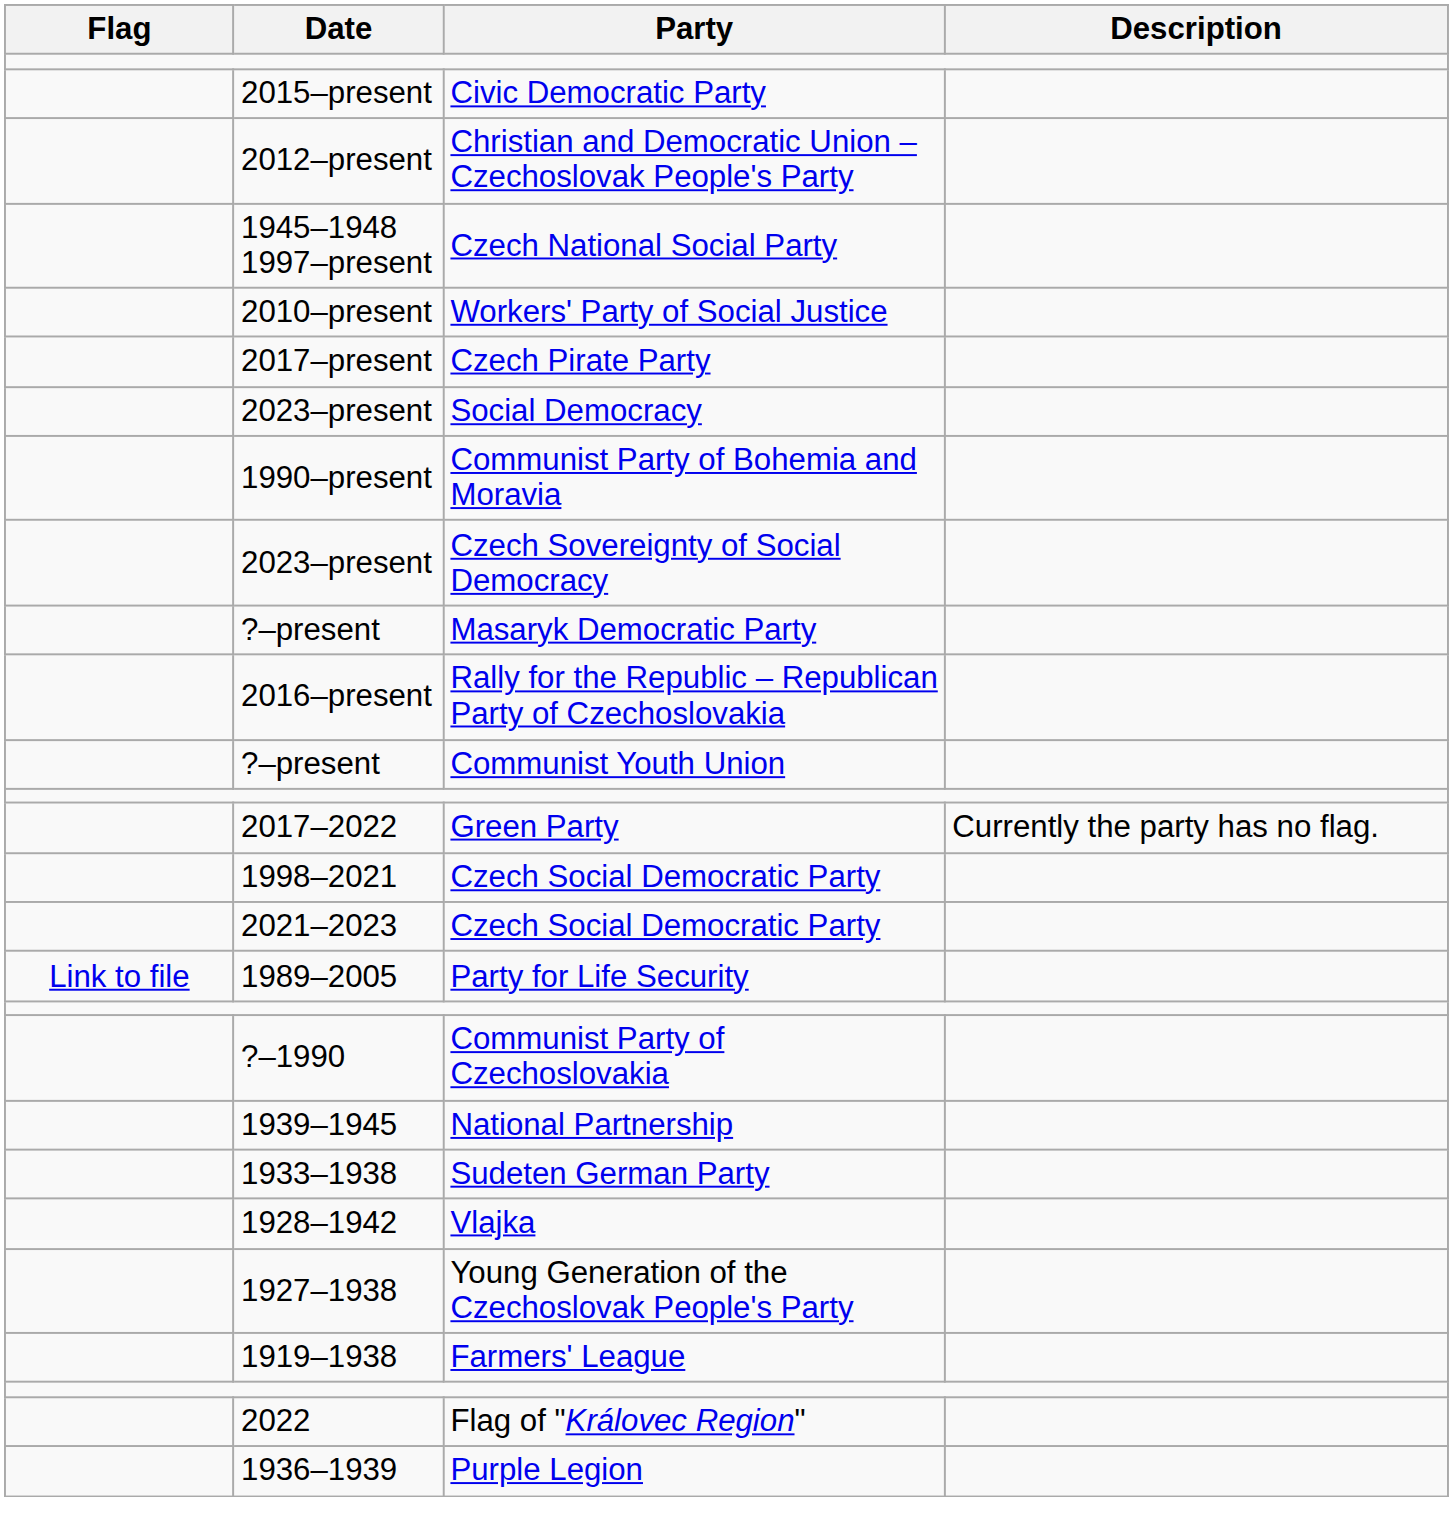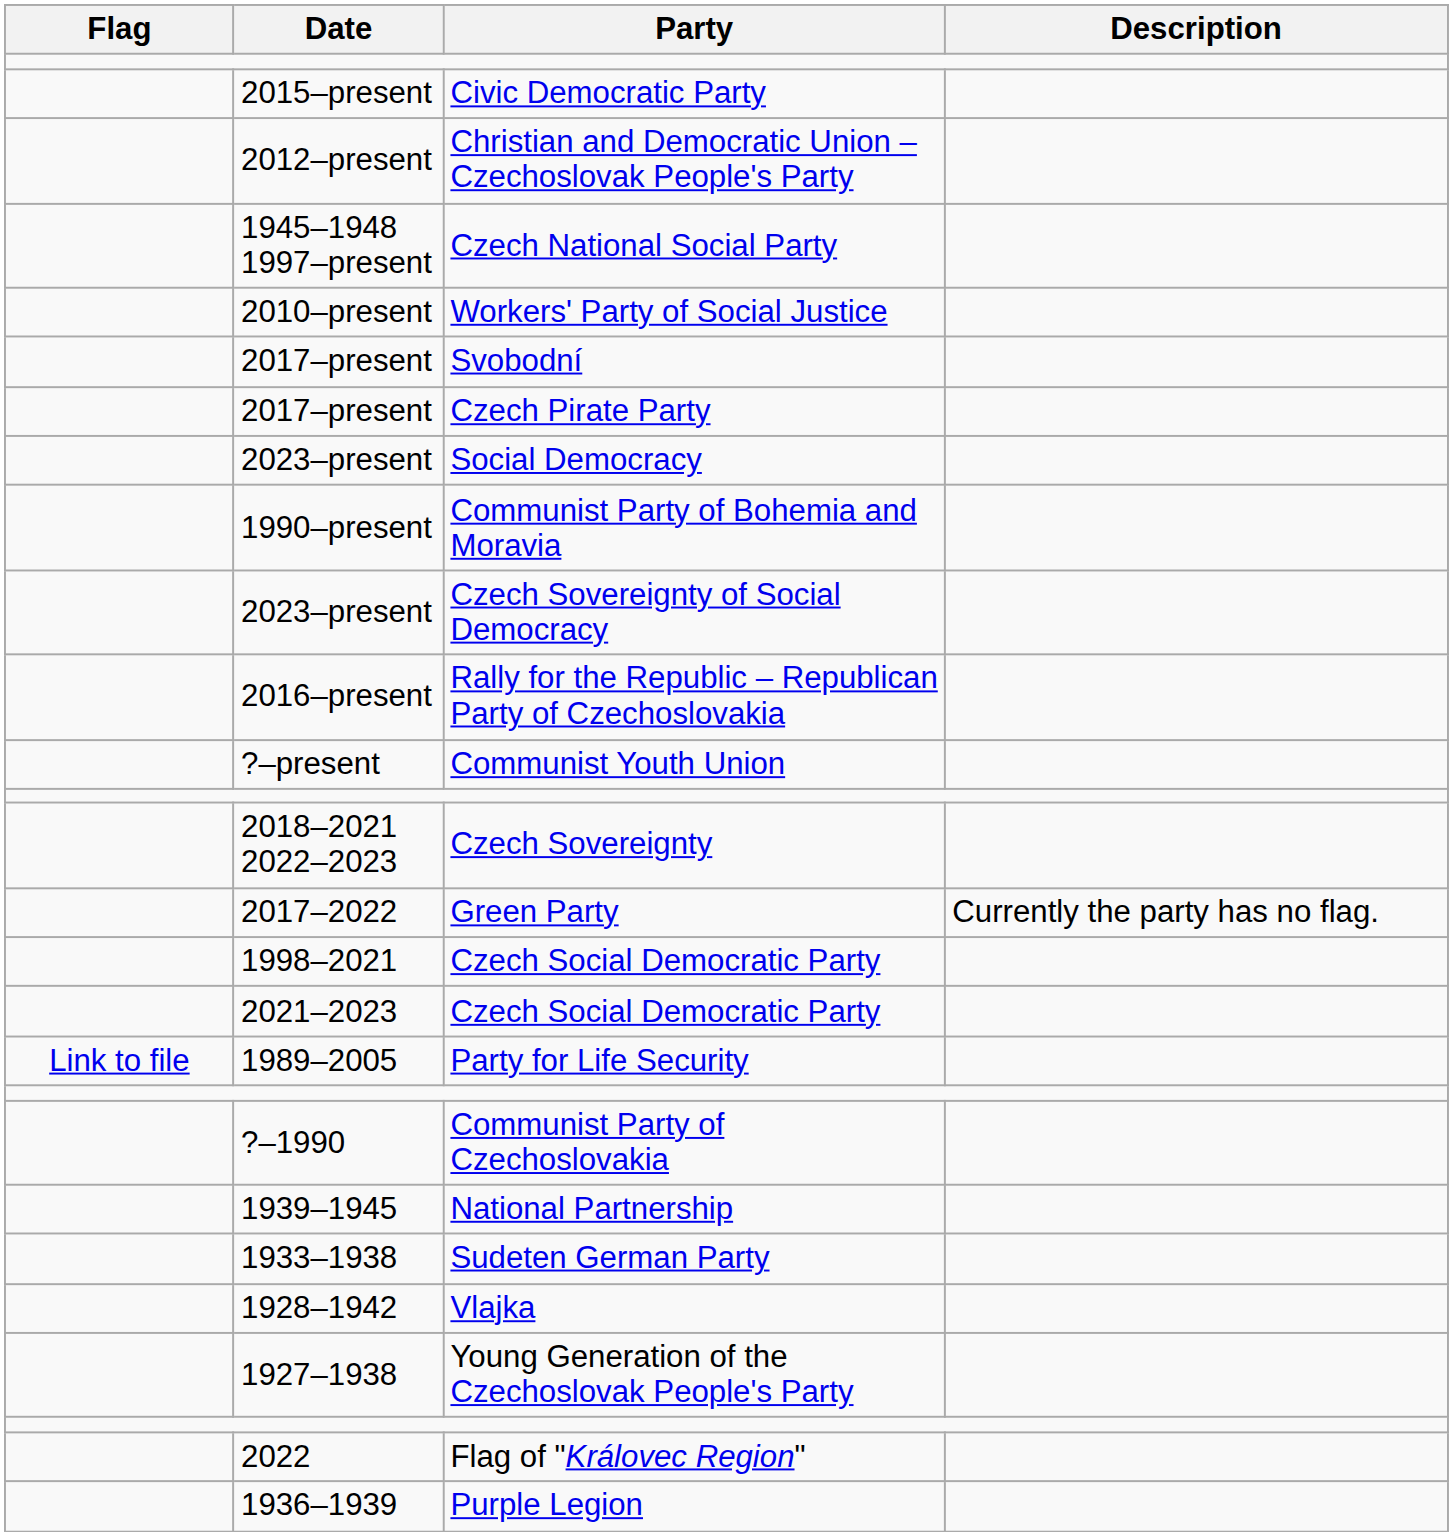+ row: (336, 361)
- row: (310, 629)
+ row: (319, 844)
- row: (319, 1357)
